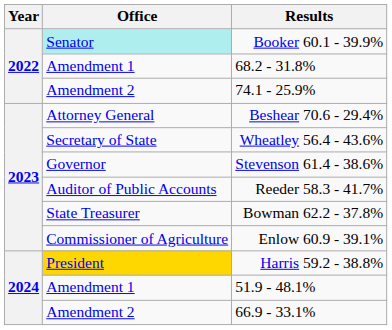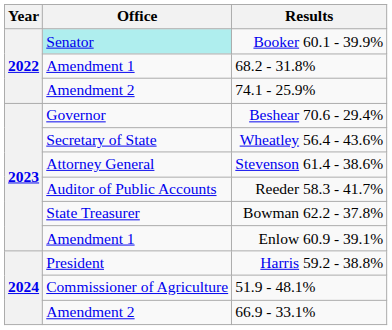(100, 115) Attorney General -> (76, 115) Governor
(76, 164) Governor -> (100, 164) Attorney General
(137, 238) Commissioner of Agriculture -> (90, 238) Amendment 1
(75, 262) gold background -> (75, 262) no background
(90, 287) Amendment 1 -> (137, 287) Commissioner of Agriculture
